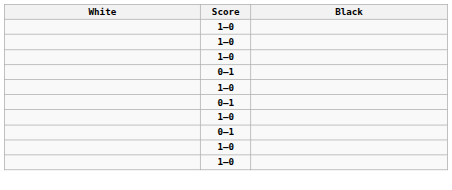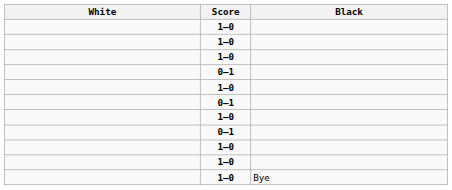+ row: (226, 177)
